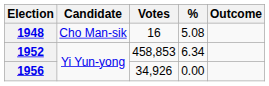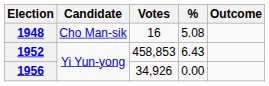(193, 52) 6.34 -> (193, 52) 6.43
